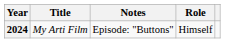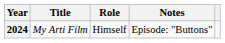columns swapped: (196, 12) <-> (133, 12)
